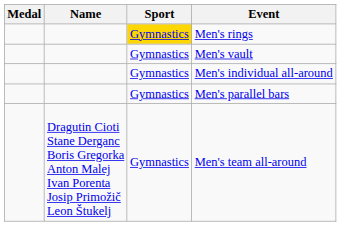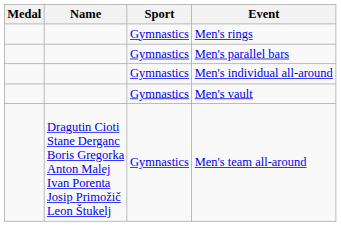(159, 34) gold background -> (159, 34) no background
rows swapped: (242, 93) <-> (224, 53)
